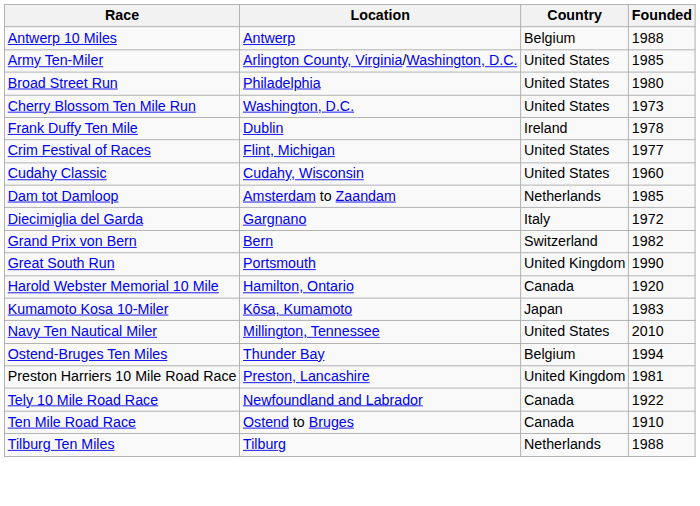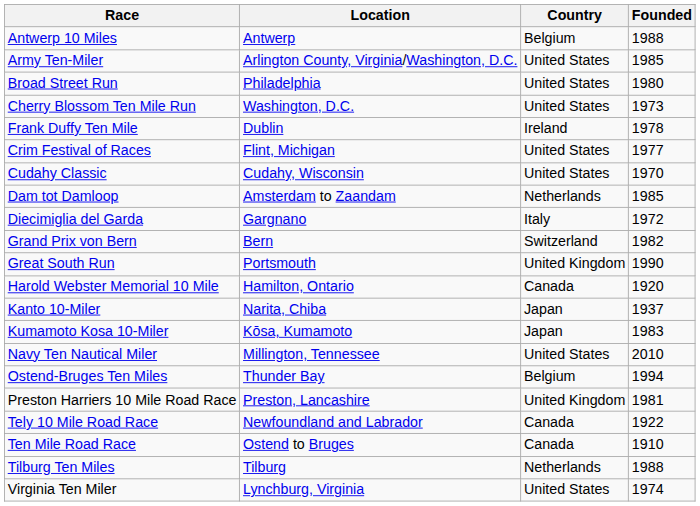(648, 173) 1960 -> (648, 173) 1970
+ row: (54, 309)
+ row: (62, 490)
